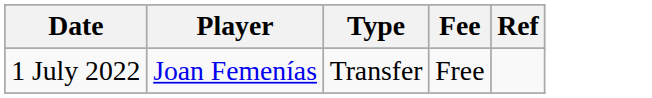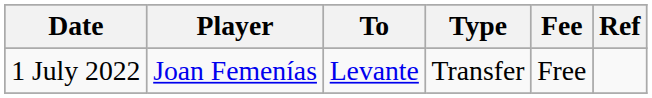+ column: (374, 26)
